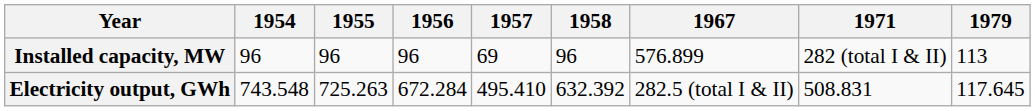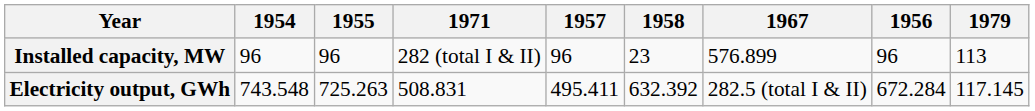columns swapped: (432, 21) <-> (875, 21)
(487, 55) 69 -> (561, 55) 96
(566, 55) 96 -> (639, 55) 23
(511, 88) 495.410 -> (585, 88) 495.411
(990, 88) 117.645 -> (990, 88) 117.145
